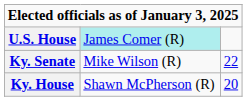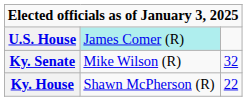(231, 61) 22 -> (231, 61) 32
(231, 84) 20 -> (231, 84) 22
